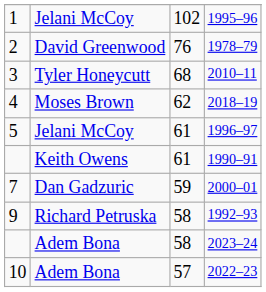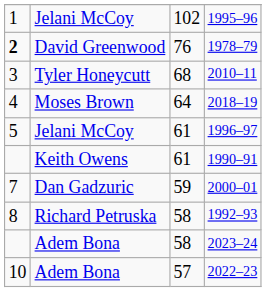(13, 46) normal -> (13, 46) bold
(182, 103) 62 -> (182, 103) 64
(13, 215) 9 -> (13, 215) 8
